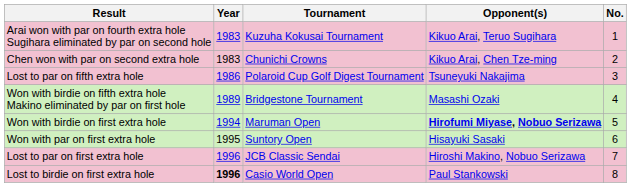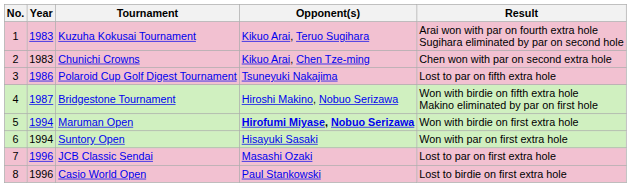columns swapped: (615, 13) <-> (109, 13)
(228, 100) 1989 -> (41, 100) 1987
(464, 100) Masashi Ozaki -> (320, 100) Hiroshi Makino, Nobuo Serizawa
(228, 140) 1995 -> (41, 140) 1994
(507, 157) Hiroshi Makino, Nobuo Serizawa -> (277, 157) Masashi Ozaki
(228, 174) bold -> (41, 174) normal
